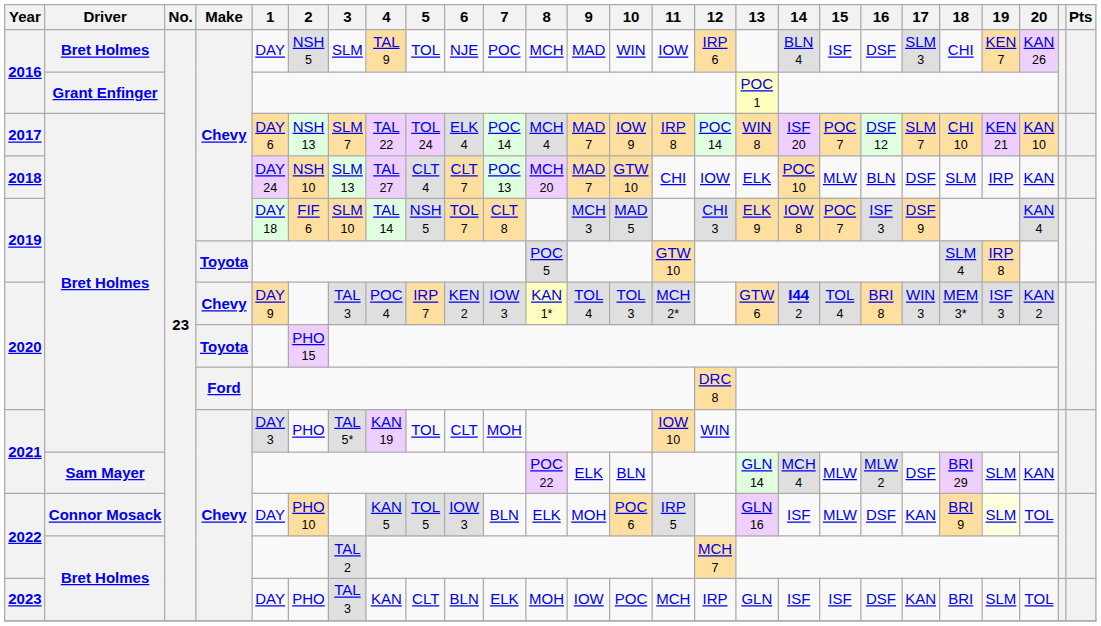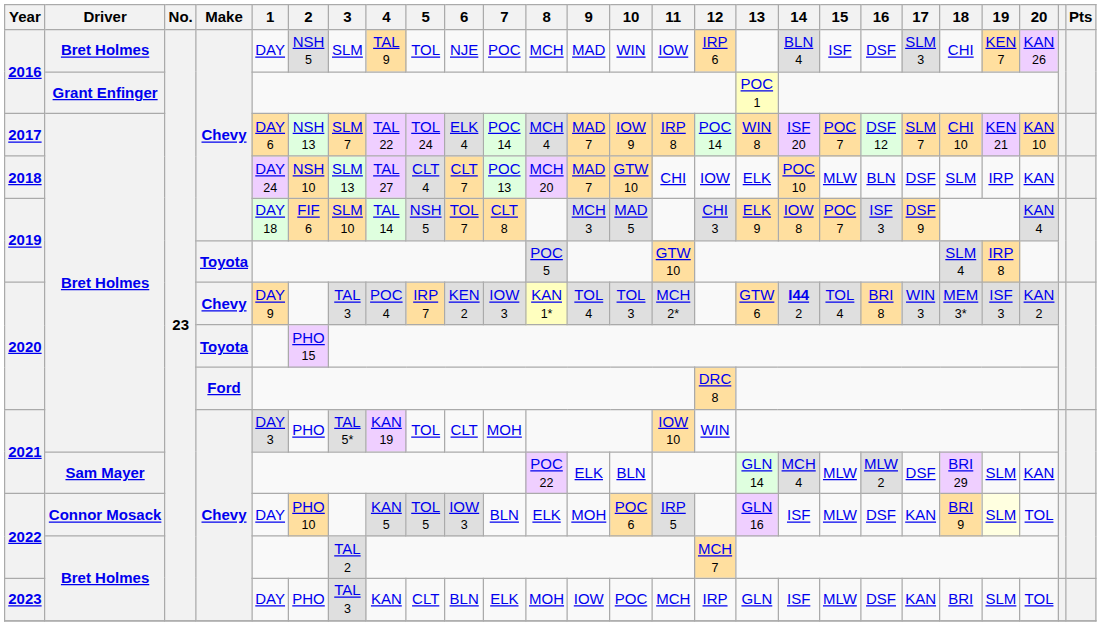(840, 599) ISF -> (840, 599) MLW
